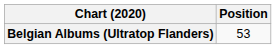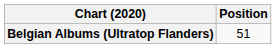(243, 33) 53 -> (243, 33) 51
